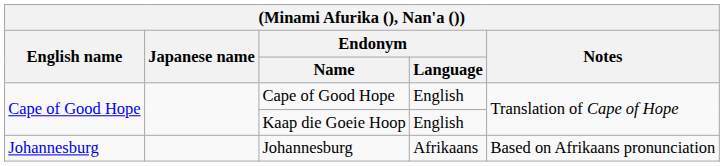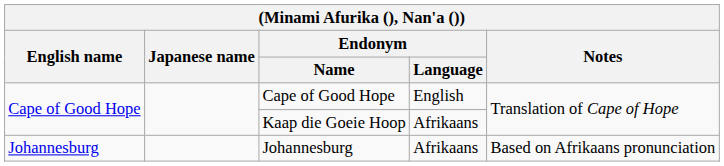(438, 122) English -> (446, 122) Afrikaans
